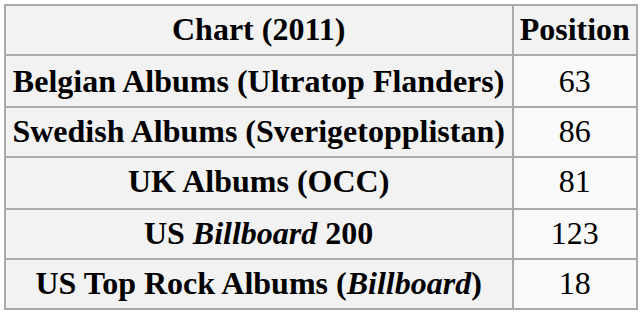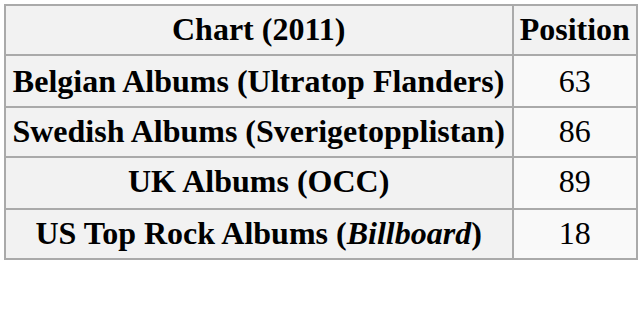(575, 182) 81 -> (575, 182) 89
- row: (259, 232)
